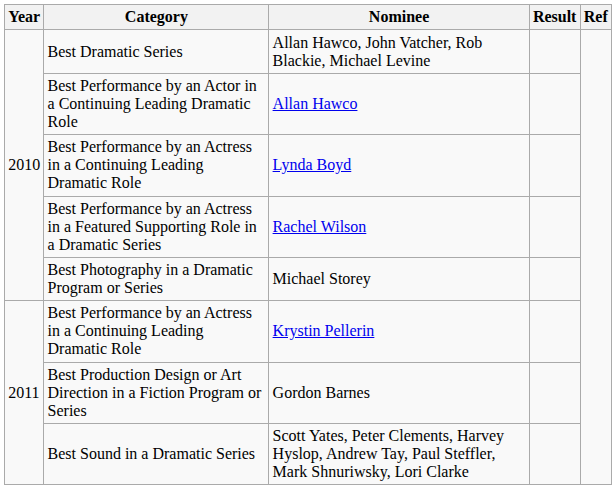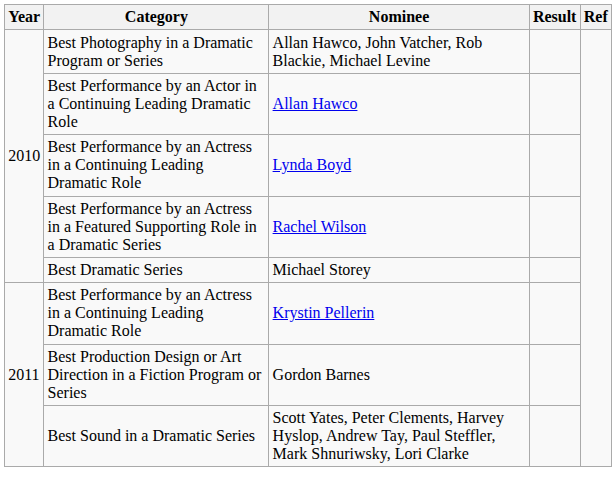(115, 51) Best Dramatic Series -> (150, 51) Best Photography in a Dramatic Program or Series
(150, 279) Best Photography in a Dramatic Program or Series -> (115, 270) Best Dramatic Series
